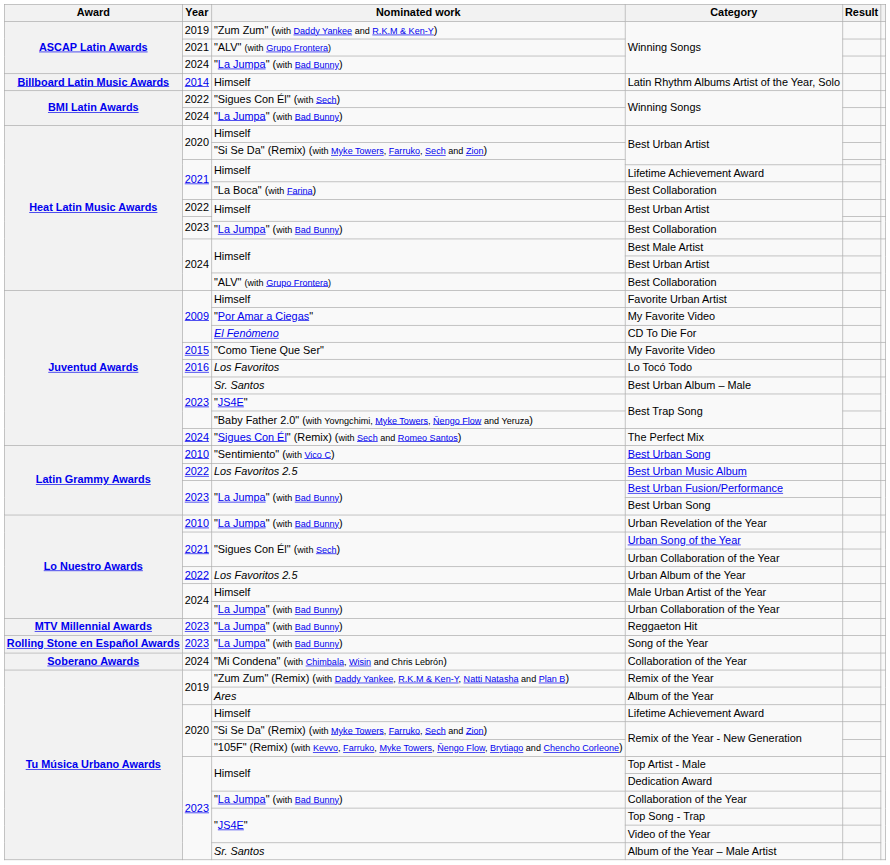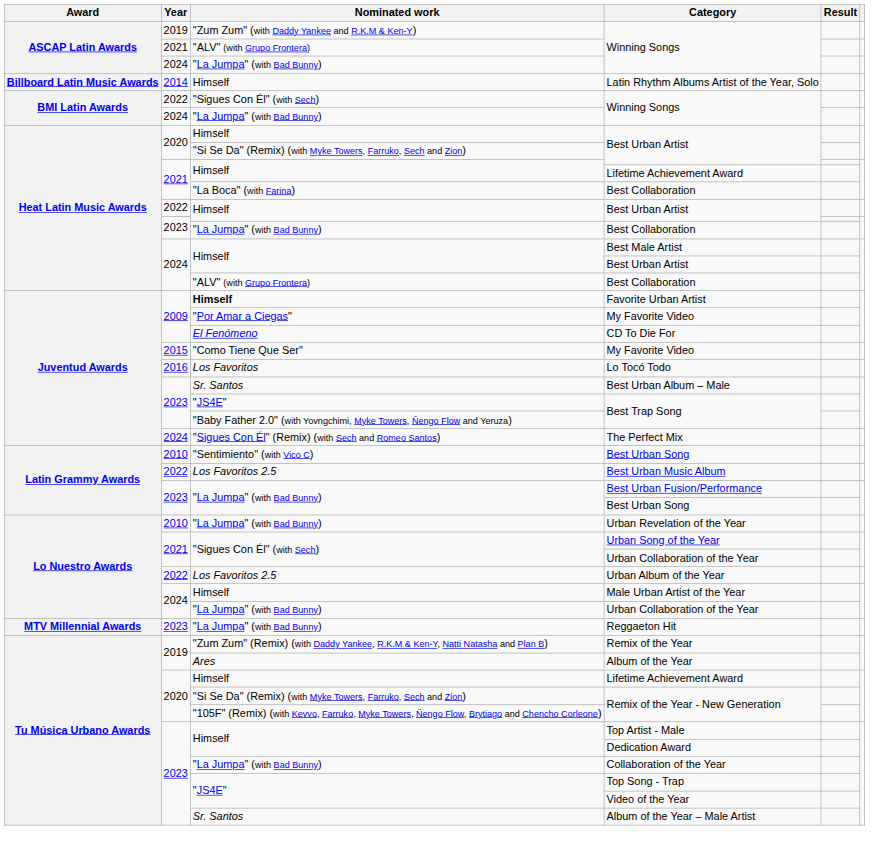(232, 299) normal -> (212, 299) bold
- row: (197, 644)
- row: (197, 661)
